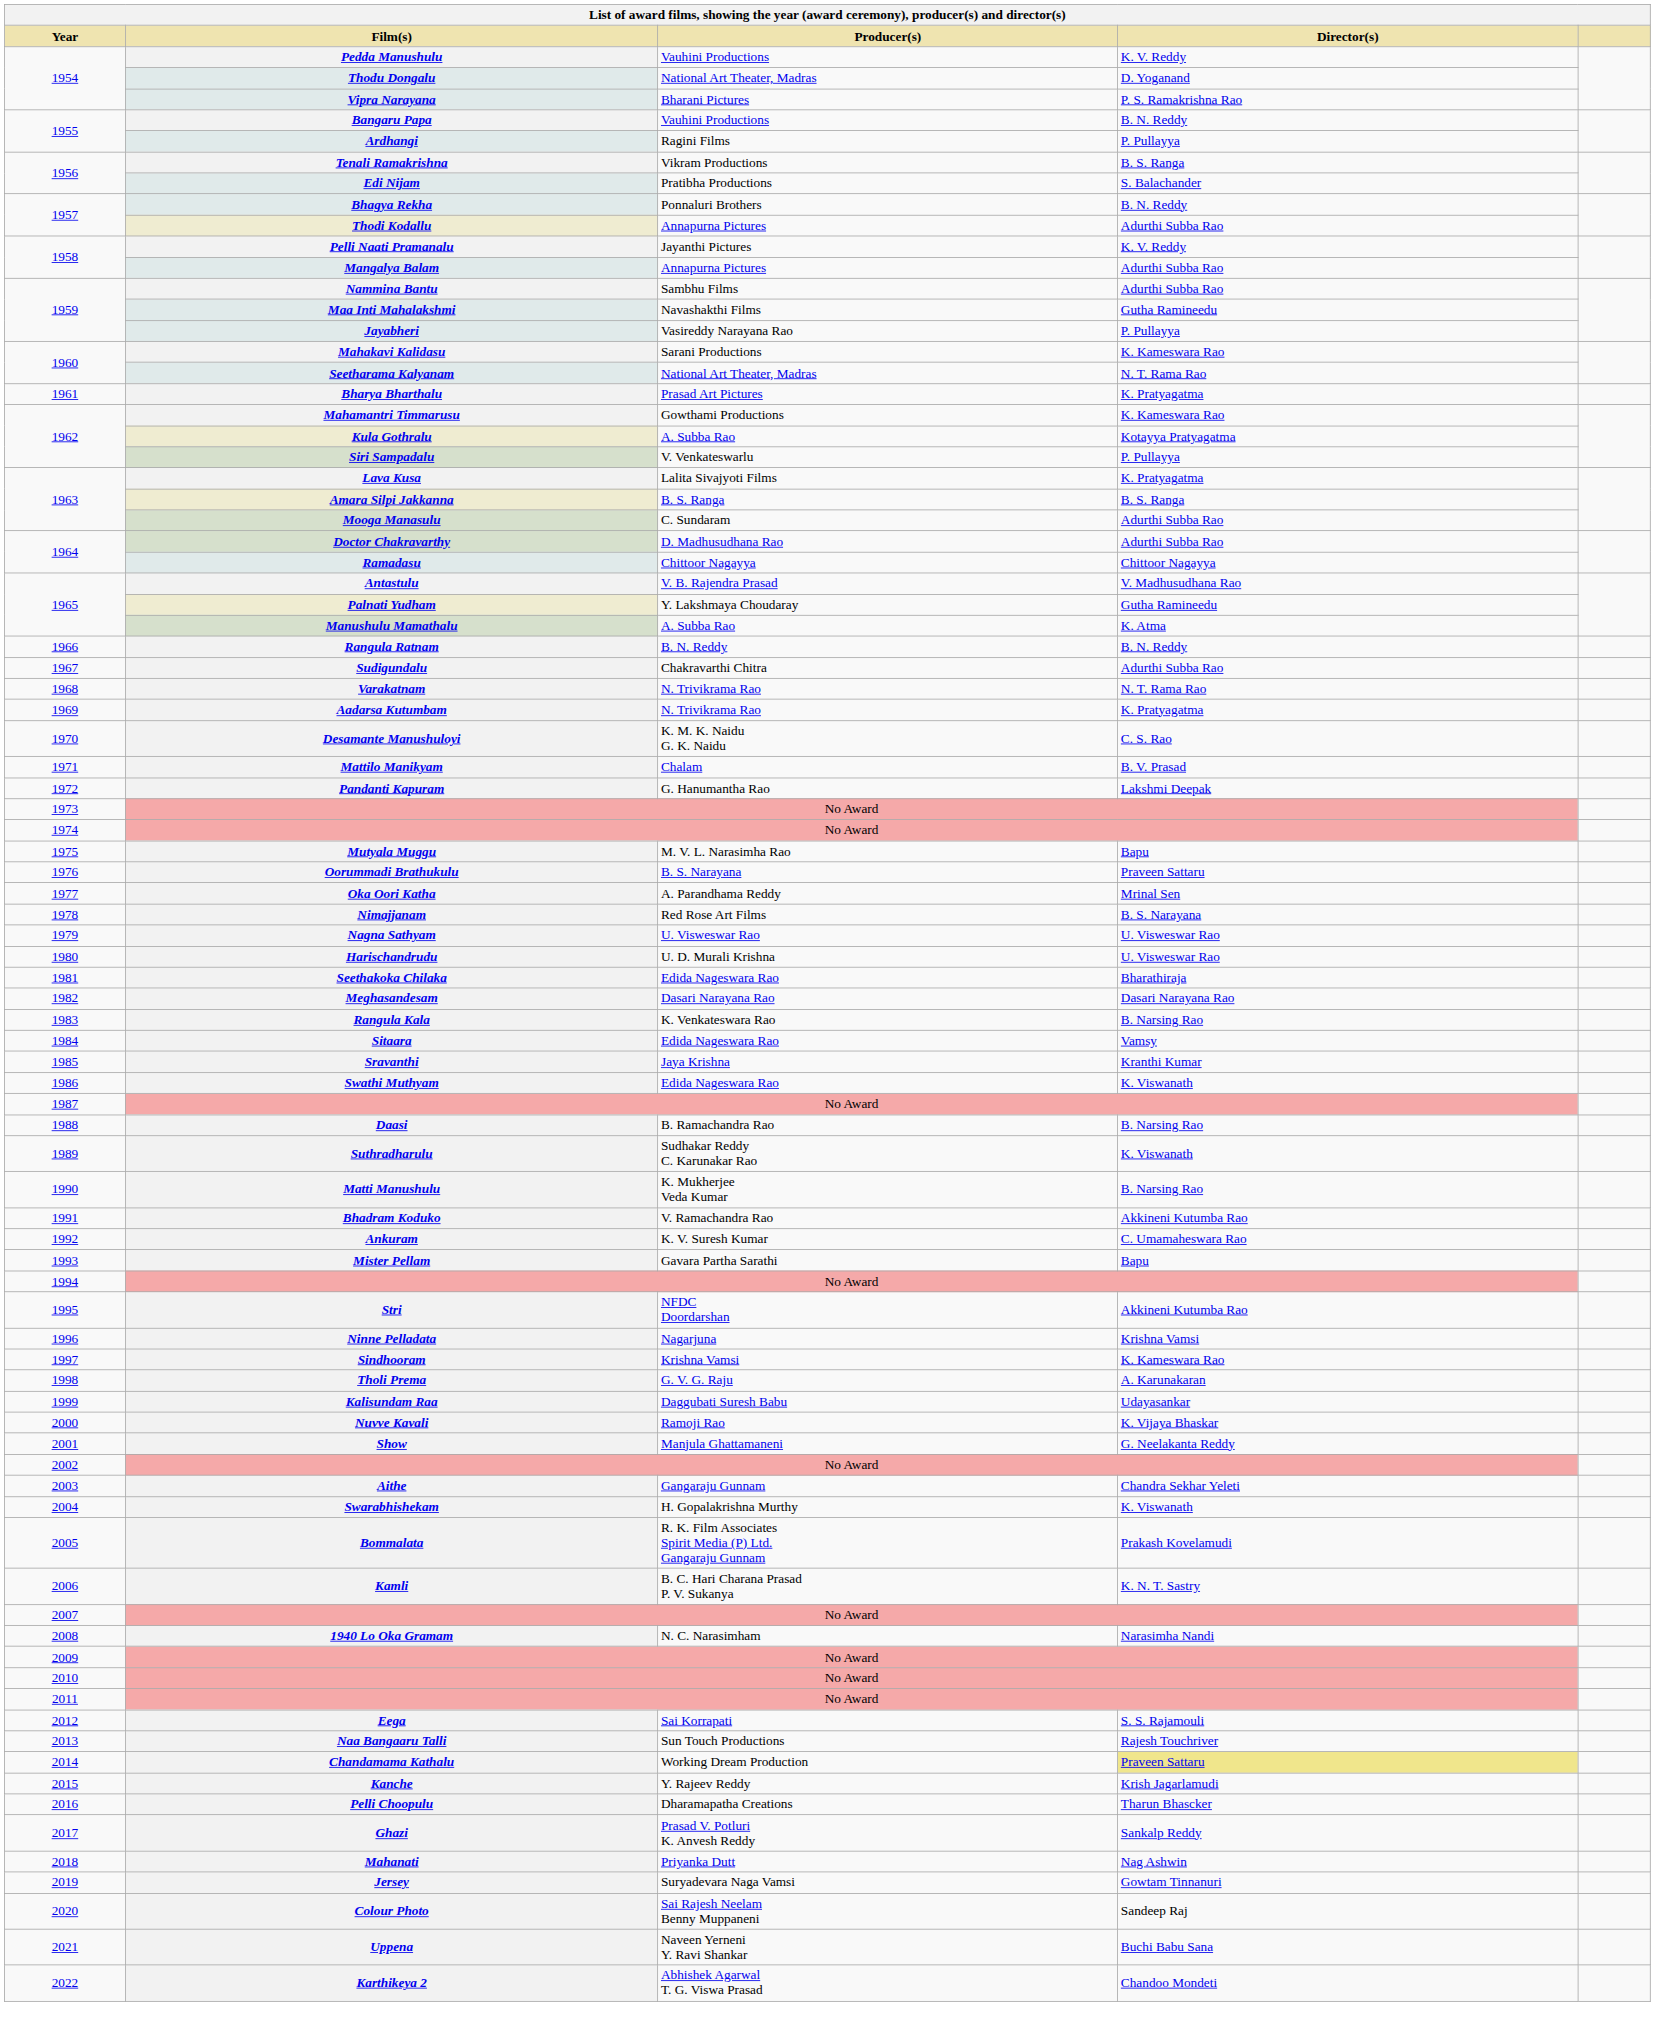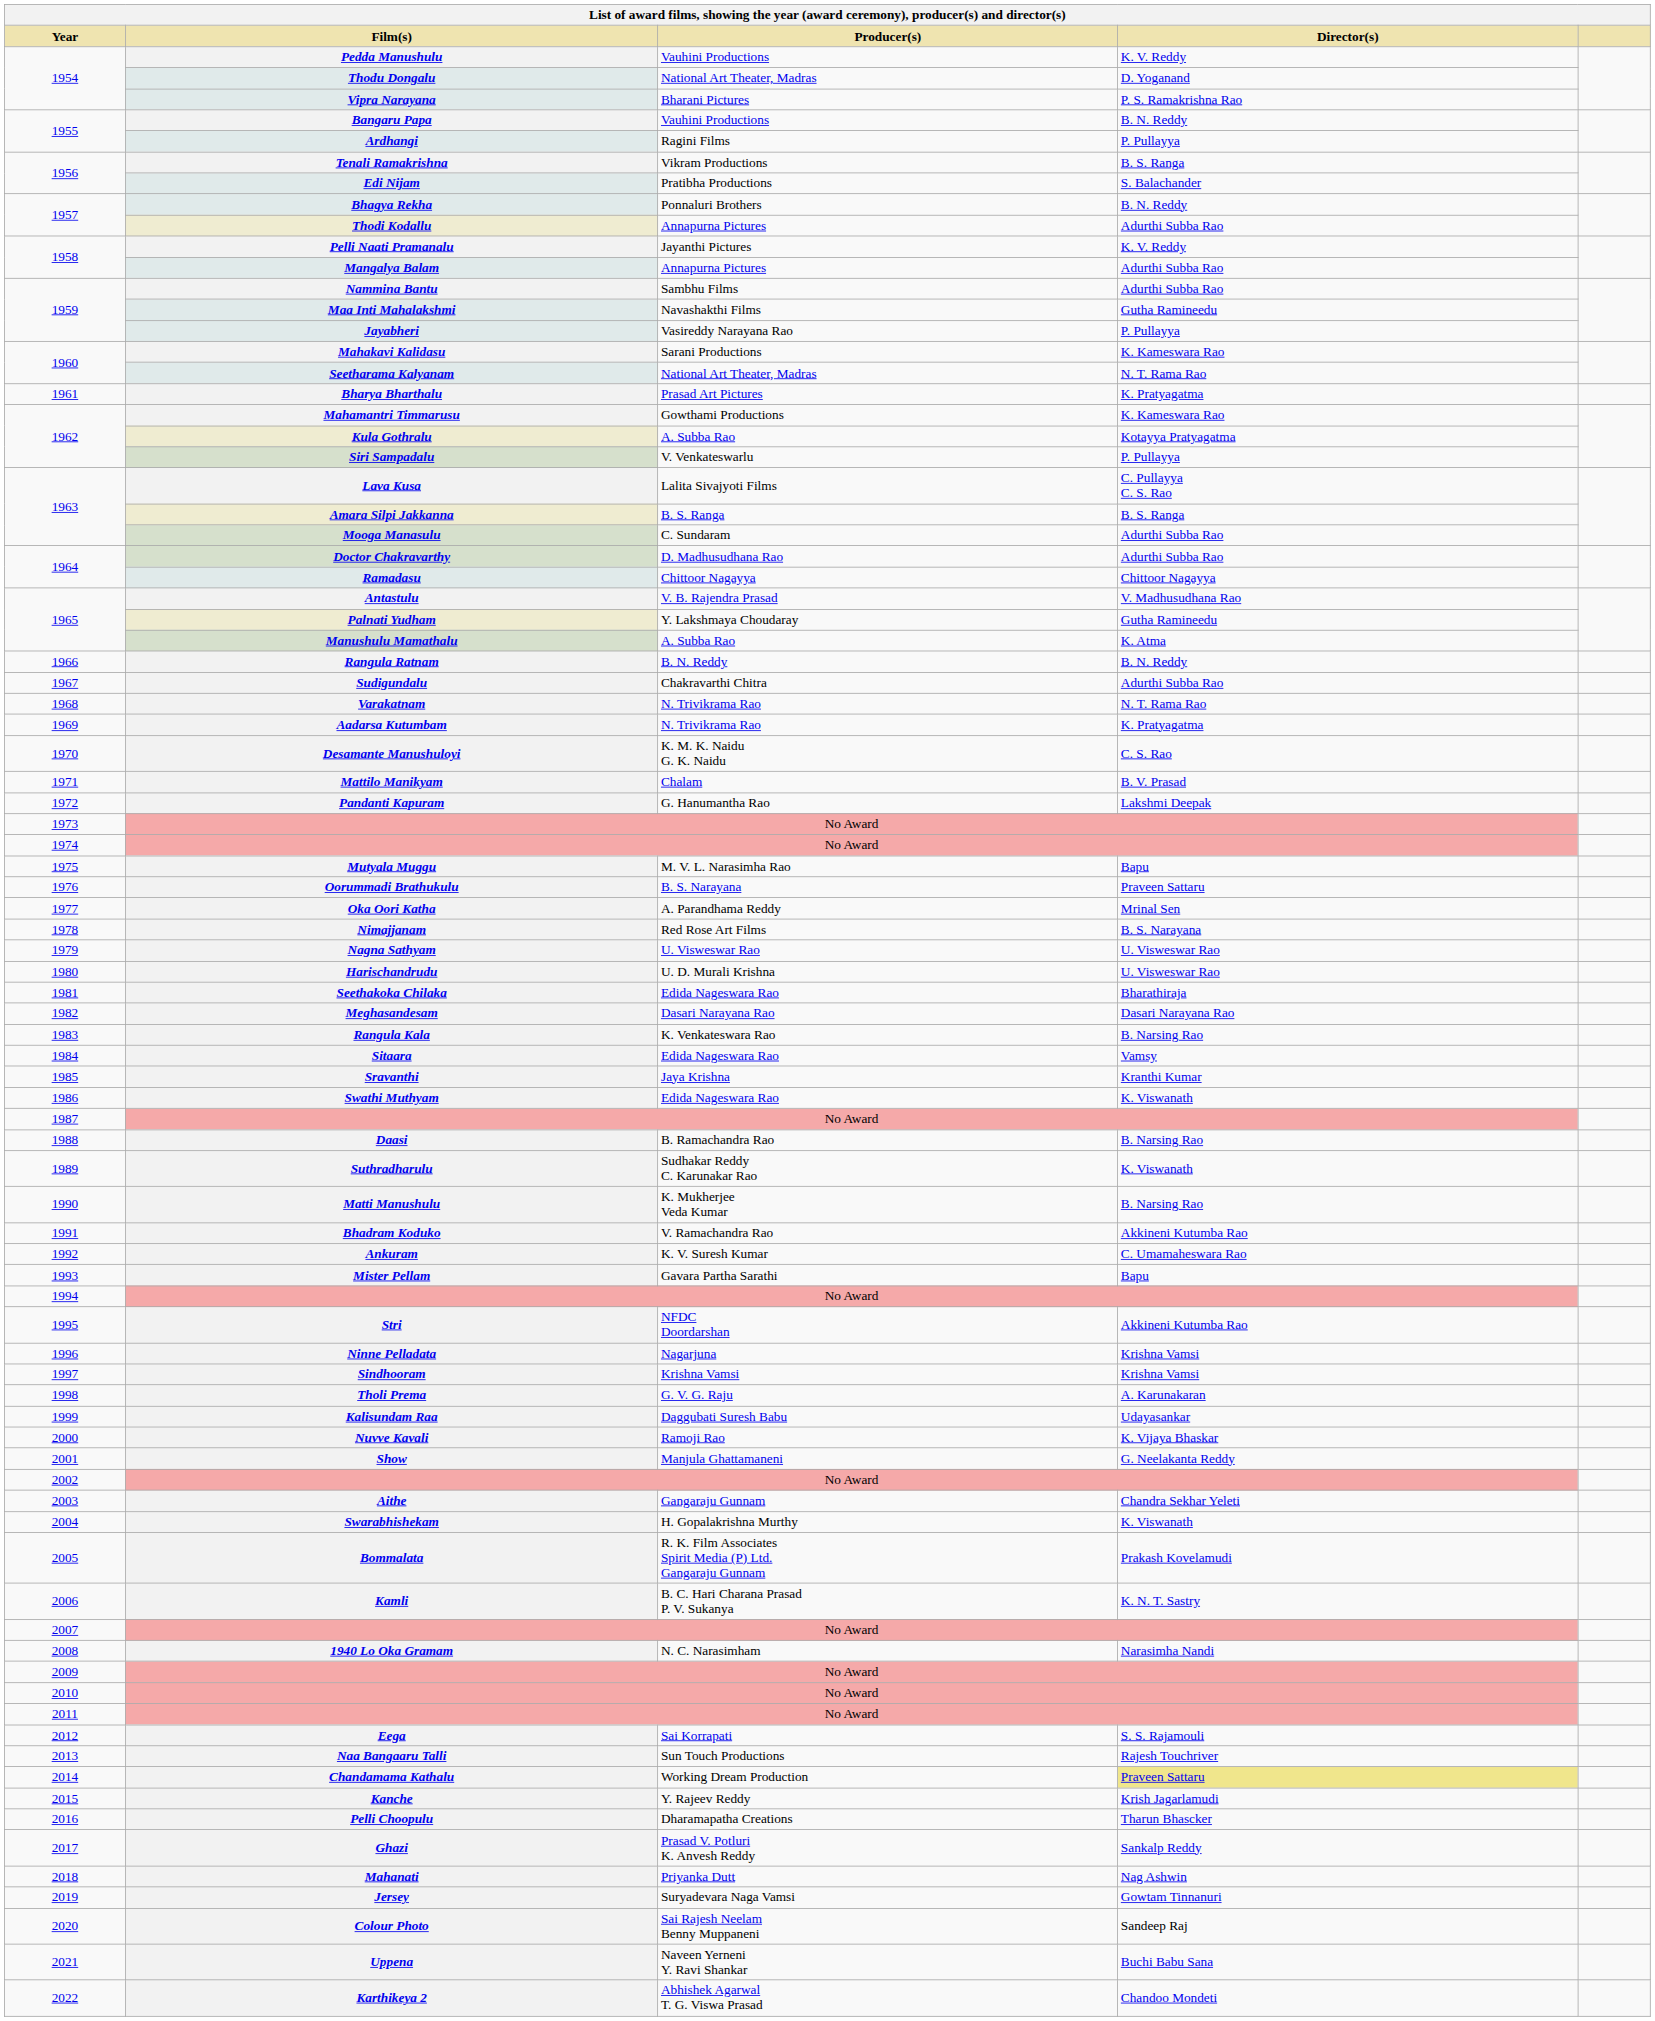(1162, 478) K. Pratyagatma -> (1152, 485) C. Pullayya C. S. Rao
(1173, 1359) K. Kameswara Rao -> (1160, 1374) Krishna Vamsi
